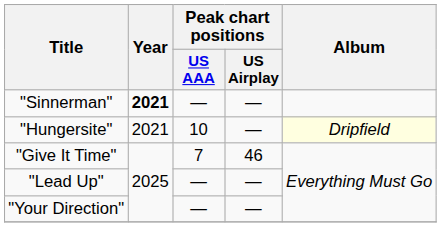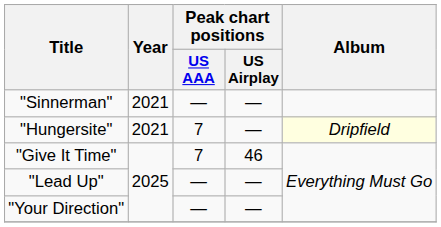(150, 103) bold -> (150, 103) normal
(199, 129) 10 -> (199, 129) 7
